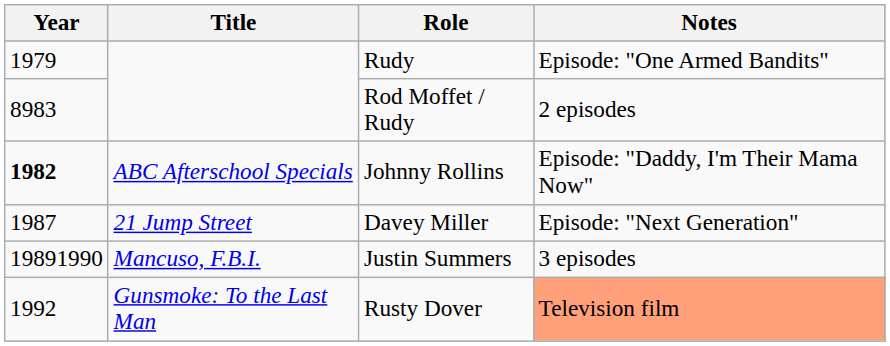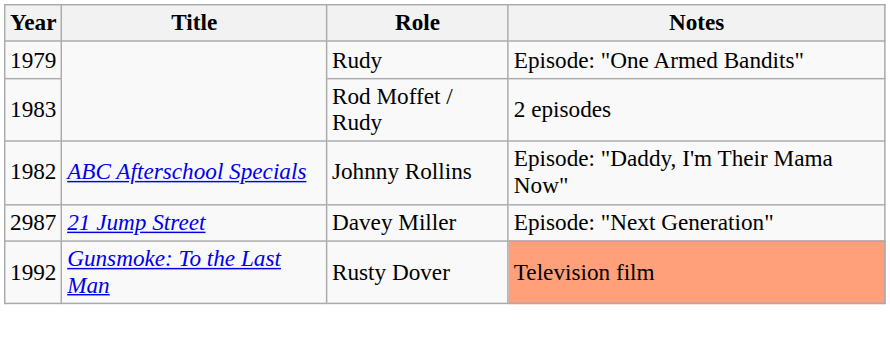(33, 109) 8983 -> (33, 109) 1983
(33, 172) bold -> (33, 172) normal
(33, 222) 1987 -> (33, 222) 2987
- row: (438, 259)
